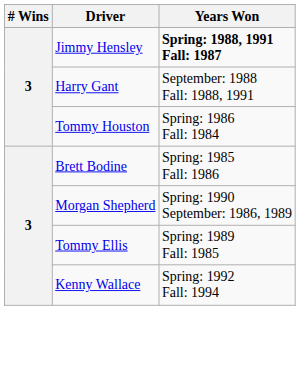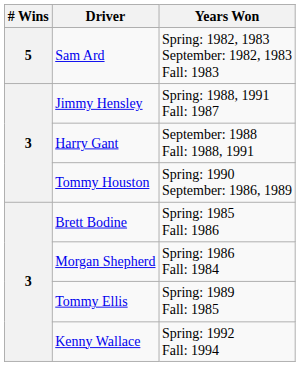+ row: (80, 55)
(218, 47) bold -> (216, 103) normal
(198, 126) Spring: 1986 Fall: 1984 -> (227, 182) Spring: 1990 September: 1986, 1989
(227, 206) Spring: 1990 September: 1986, 1989 -> (198, 262) Spring: 1986 Fall: 1984
